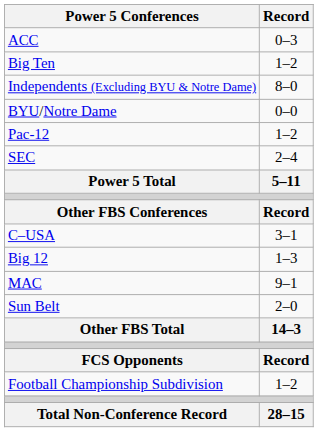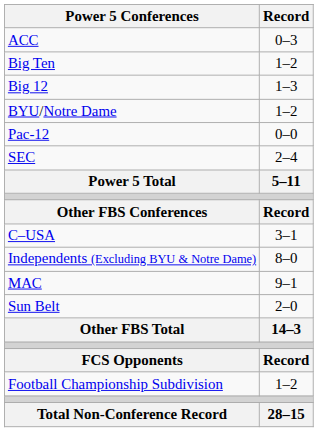rows swapped: (28, 259) <-> (132, 87)
(286, 110) 0–0 -> (286, 110) 1–2
(286, 134) 1–2 -> (286, 134) 0–0
